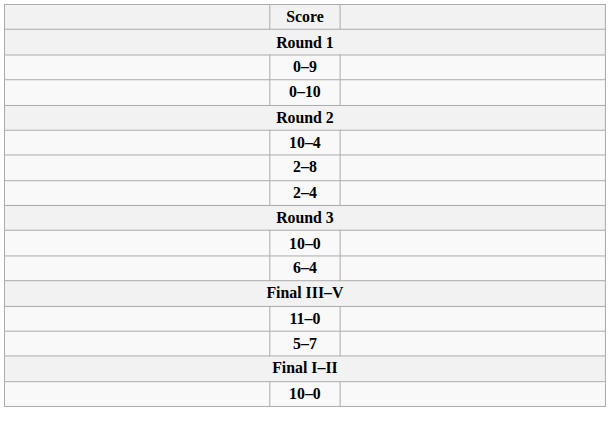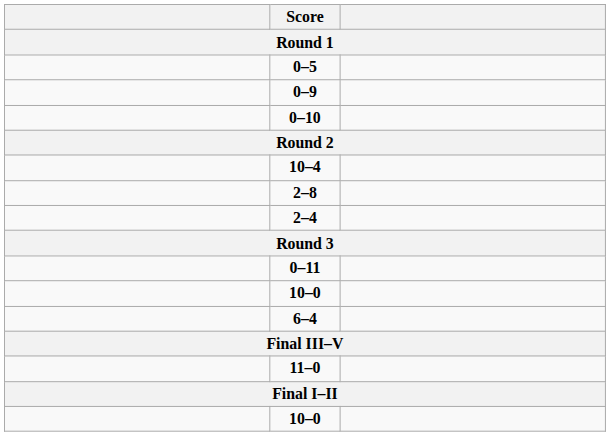+ row: (137, 67)
+ row: (137, 268)
- row: (137, 344)
